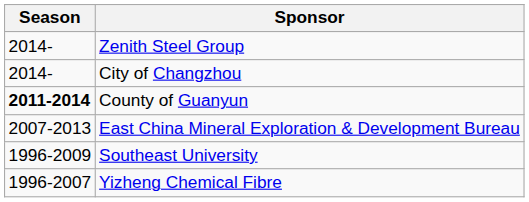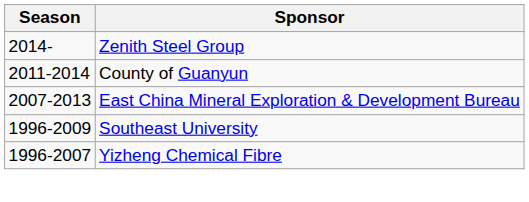- row: (170, 73)
(49, 100) bold -> (49, 73) normal
